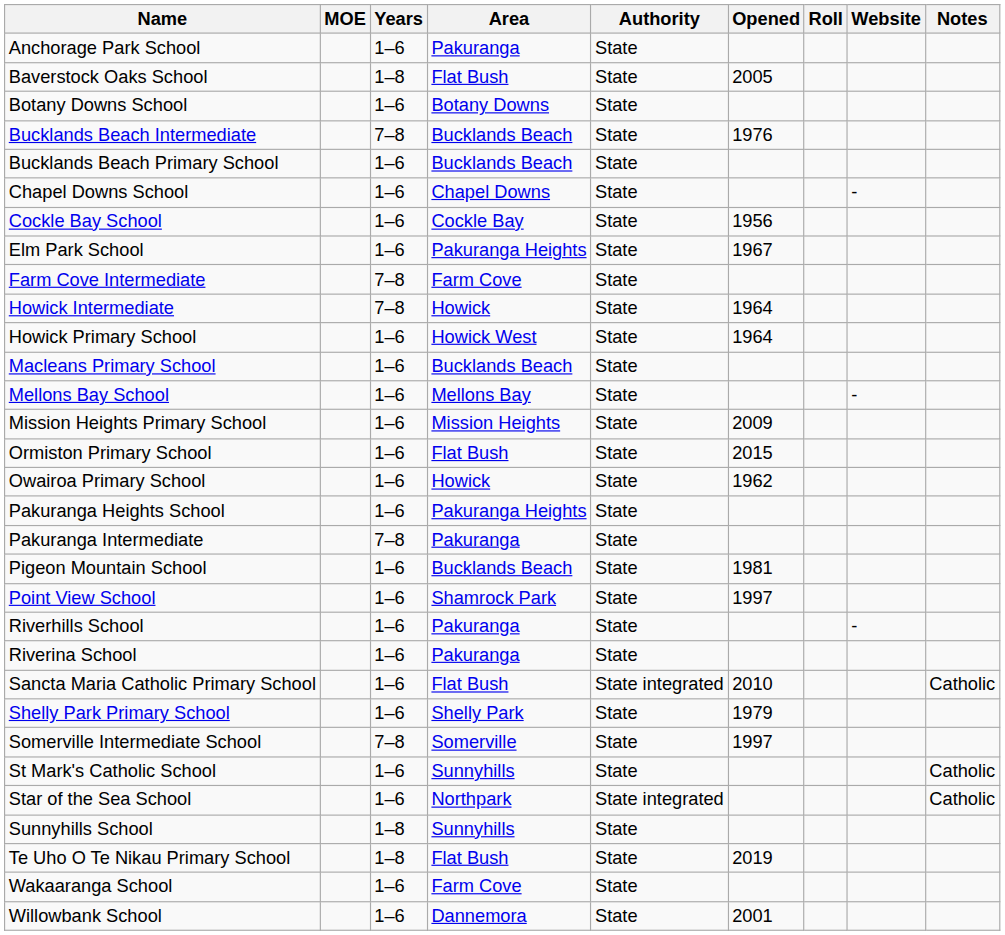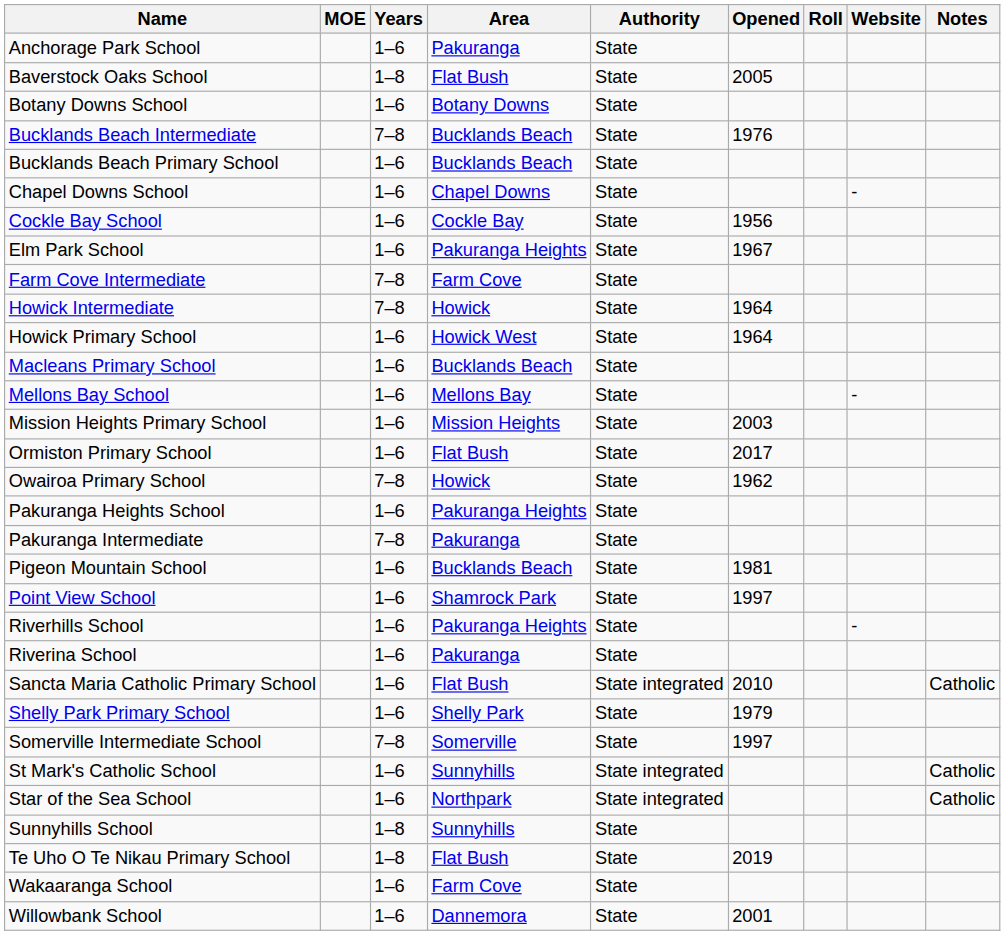(752, 423) 2009 -> (752, 423) 2003
(752, 452) 2015 -> (752, 452) 2017
(390, 481) 1–6 -> (390, 481) 7–8
(476, 626) Pakuranga -> (509, 626) Pakuranga Heights
(616, 771) State -> (659, 771) State integrated
